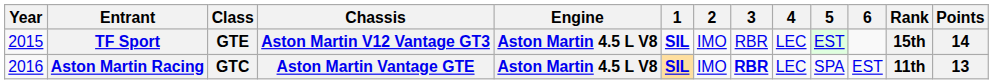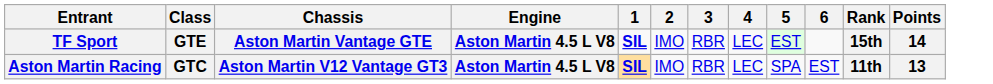- column: (26, 17)
(376, 41) Aston Martin V12 Vantage GT3 -> (333, 41) Aston Martin Vantage GTE
(376, 66) Aston Martin Vantage GTE -> (333, 66) Aston Martin V12 Vantage GT3
(751, 66) bold -> (708, 66) normal
